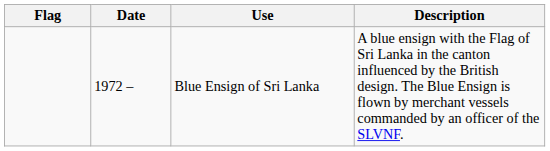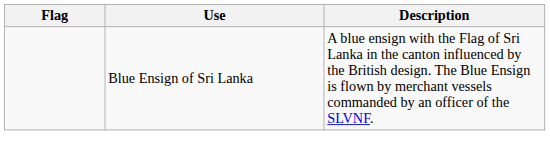- column: (131, 15)
